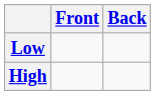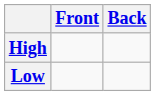rows swapped: (28, 76) <-> (28, 47)
